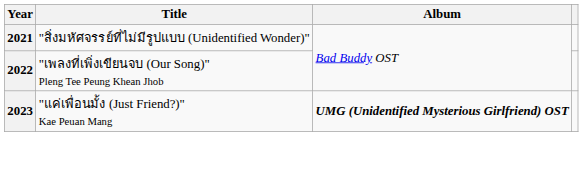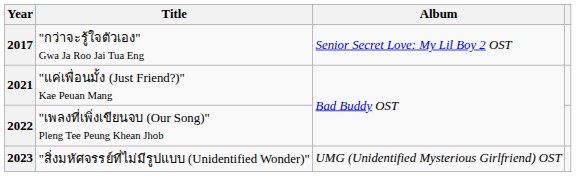+ row: (20, 44)
(174, 38) "สิ่งมหัศจรรย์ที่ไม่มีรูปแบบ (Unidentified Wonder)" -> (112, 86) "แค่เพื่อนมั้ง (Just Friend?)" Kae Peuan Mang
(112, 112) "แค่เพื่อนมั้ง (Just Friend?)" Kae Peuan Mang -> (174, 159) "สิ่งมหัศจรรย์ที่ไม่มีรูปแบบ (Unidentified Wonder)"
(442, 111) bold -> (439, 158) normal
